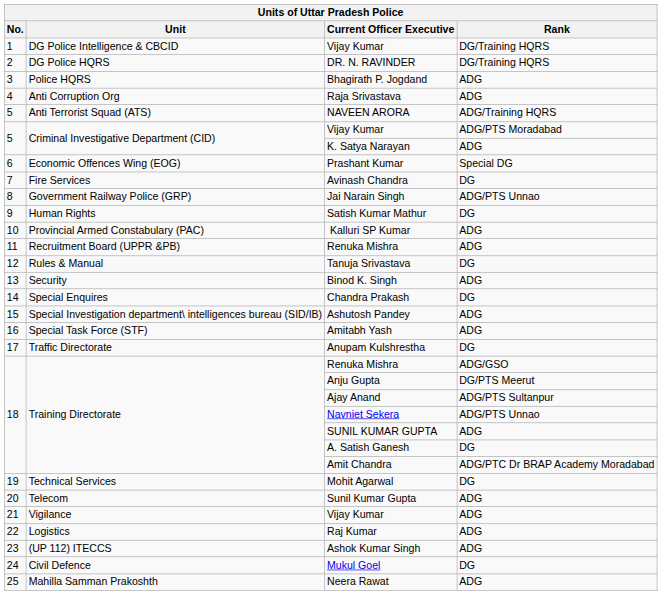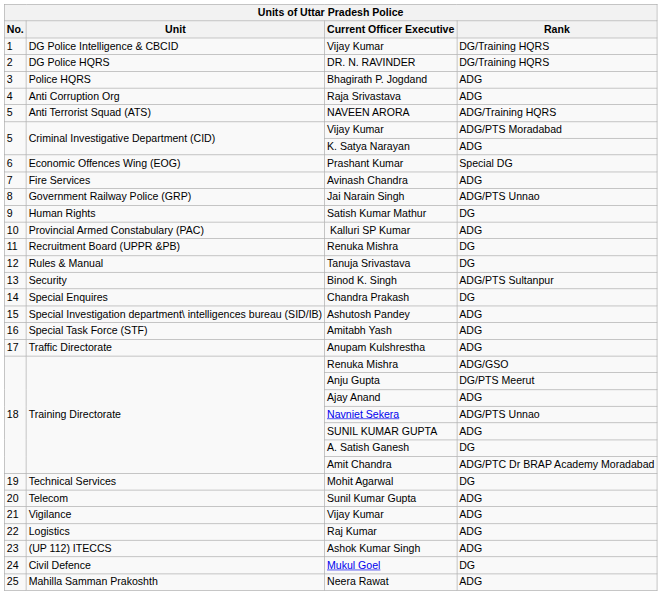(467, 180) DG -> (471, 180) ADG
(471, 247) ADG -> (467, 247) DG
(471, 280) ADG -> (506, 280) ADG/PTS Sultanpur
(467, 347) DG -> (471, 347) ADG
(506, 398) ADG/PTS Sultanpur -> (471, 398) ADG
